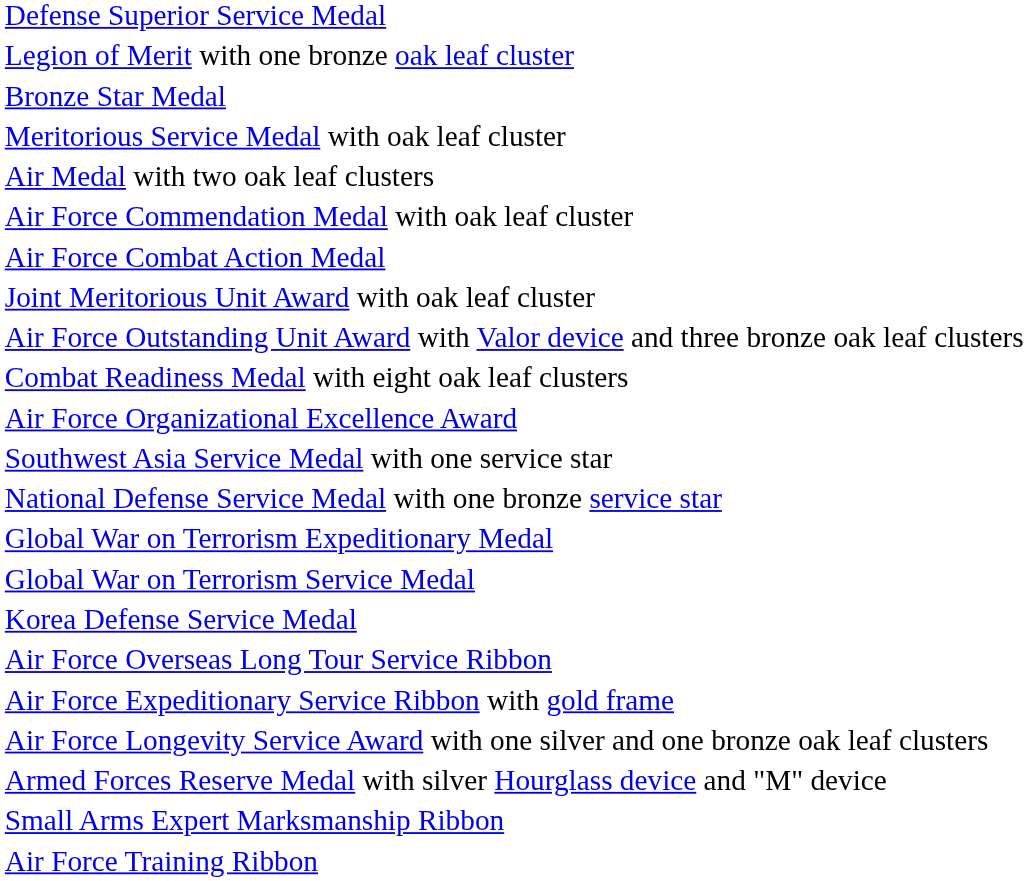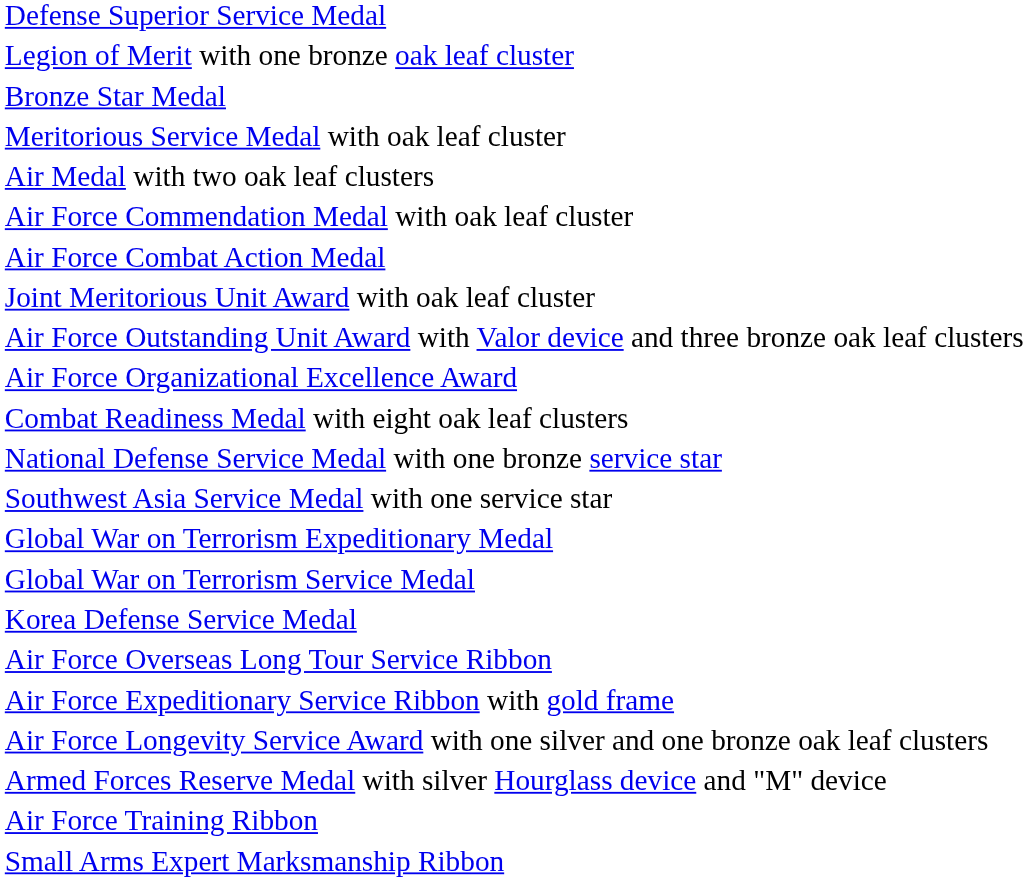rows swapped: (261, 418) <-> (317, 377)
rows swapped: (363, 498) <-> (309, 458)
rows swapped: (254, 820) <-> (161, 861)
